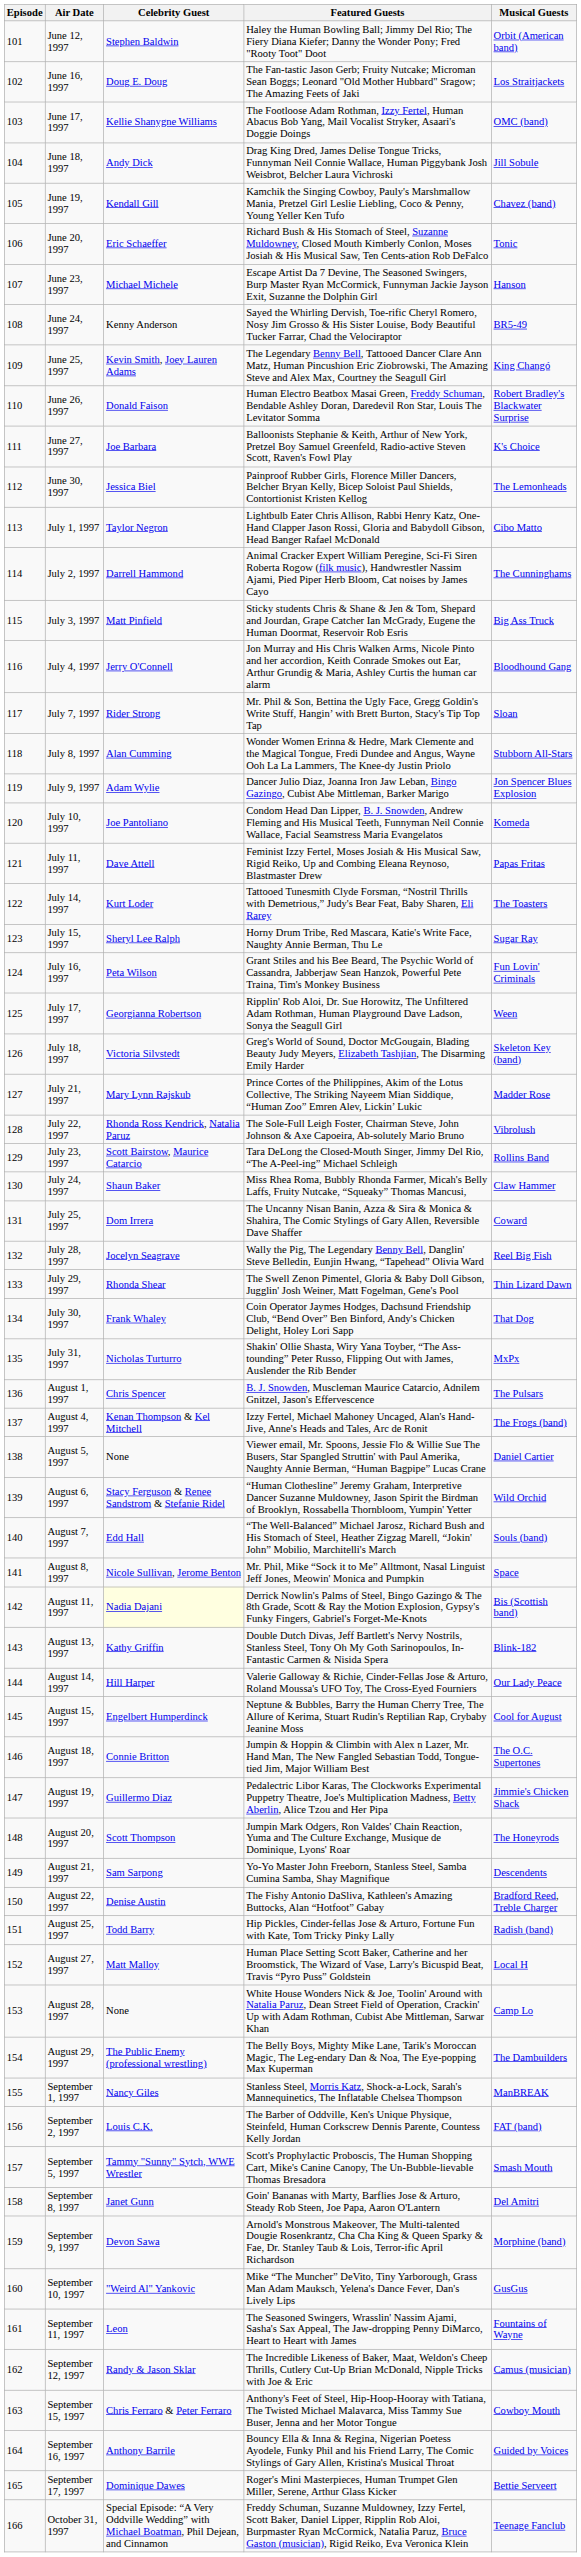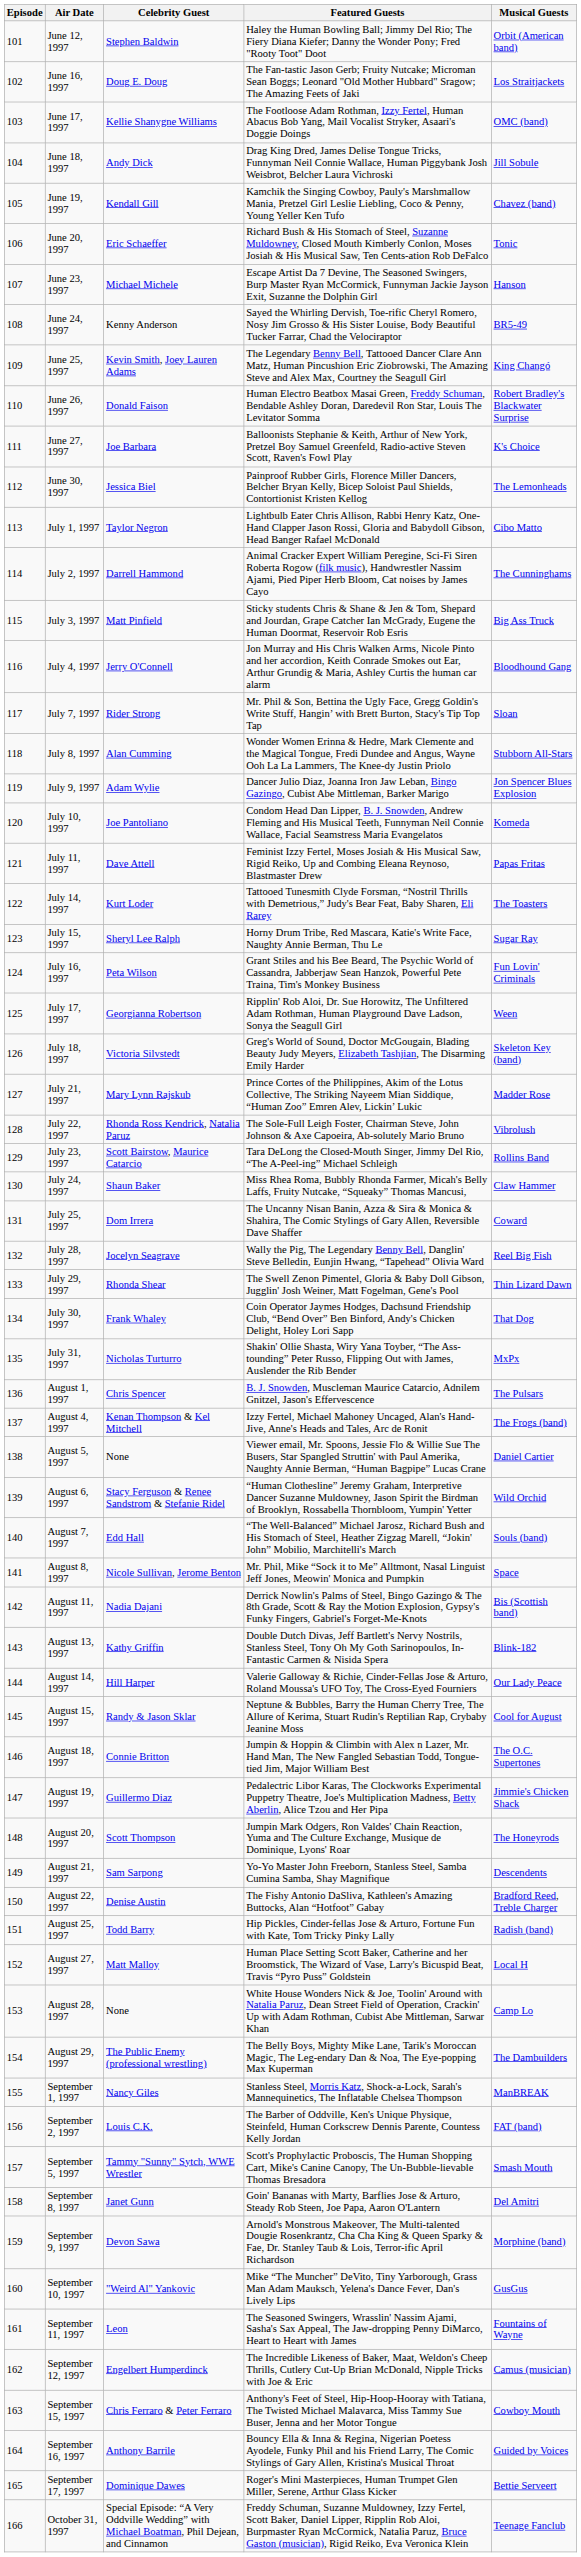(134, 1607) lightyellow background -> (134, 1607) no background
(157, 1716) Engelbert Humperdinck -> (151, 1716) Randy & Jason Sklar
(151, 2369) Randy & Jason Sklar -> (157, 2369) Engelbert Humperdinck
